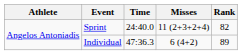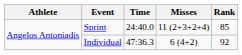(224, 27) 82 -> (224, 27) 85
(224, 42) 89 -> (224, 42) 92
